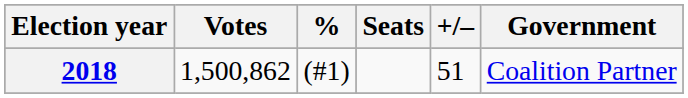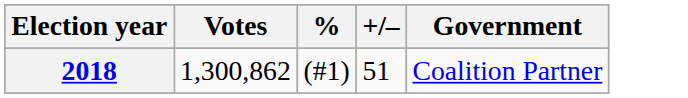- column: (393, 26)
(235, 70) 1,500,862 -> (235, 70) 1,300,862
